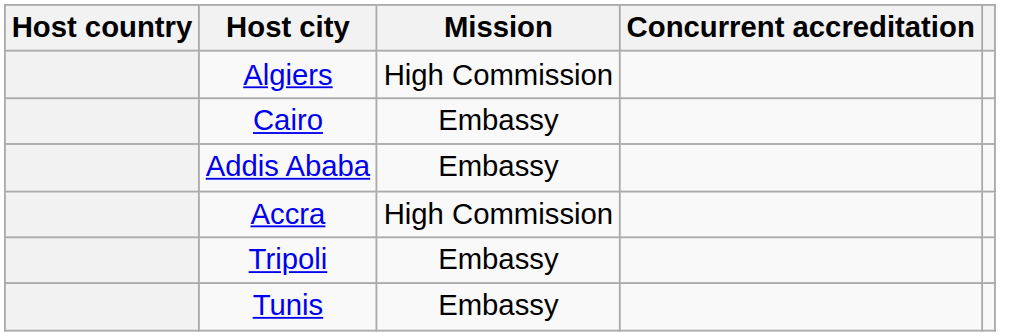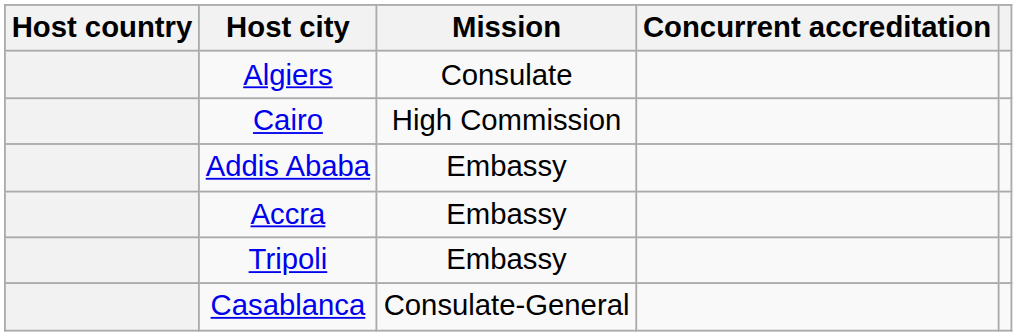(498, 74) High Commission -> (507, 74) Consulate
(498, 120) Embassy -> (507, 120) High Commission
(498, 213) High Commission -> (507, 213) Embassy
+ row: (288, 306)
- row: (288, 306)
